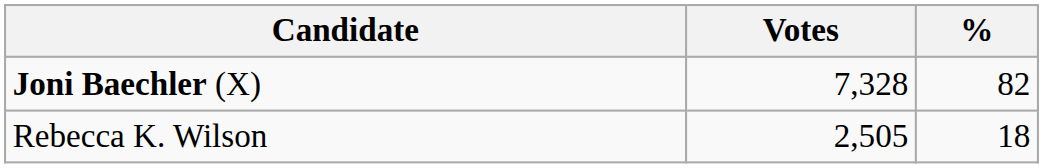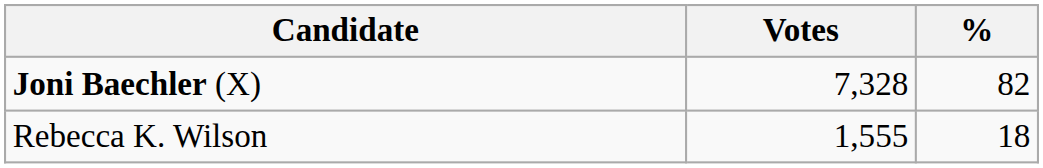(871, 135) 2,505 -> (871, 135) 1,555
